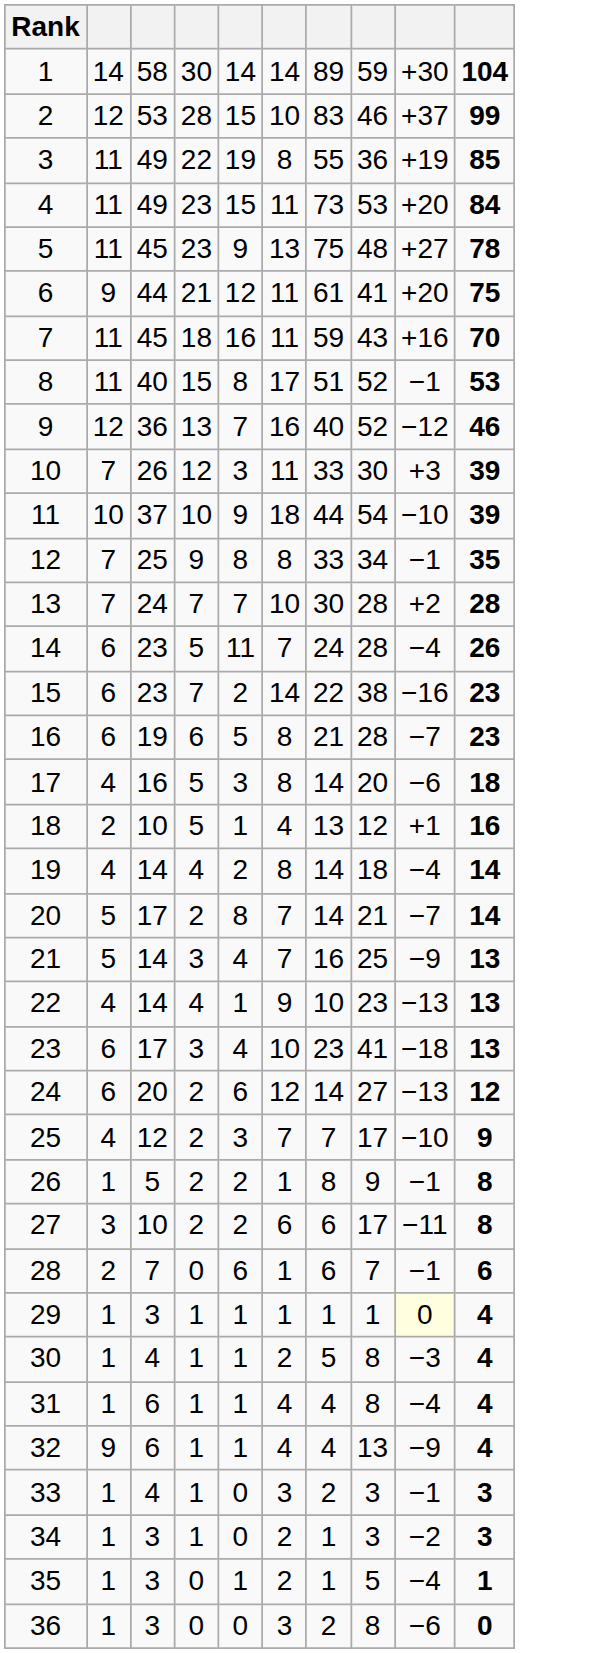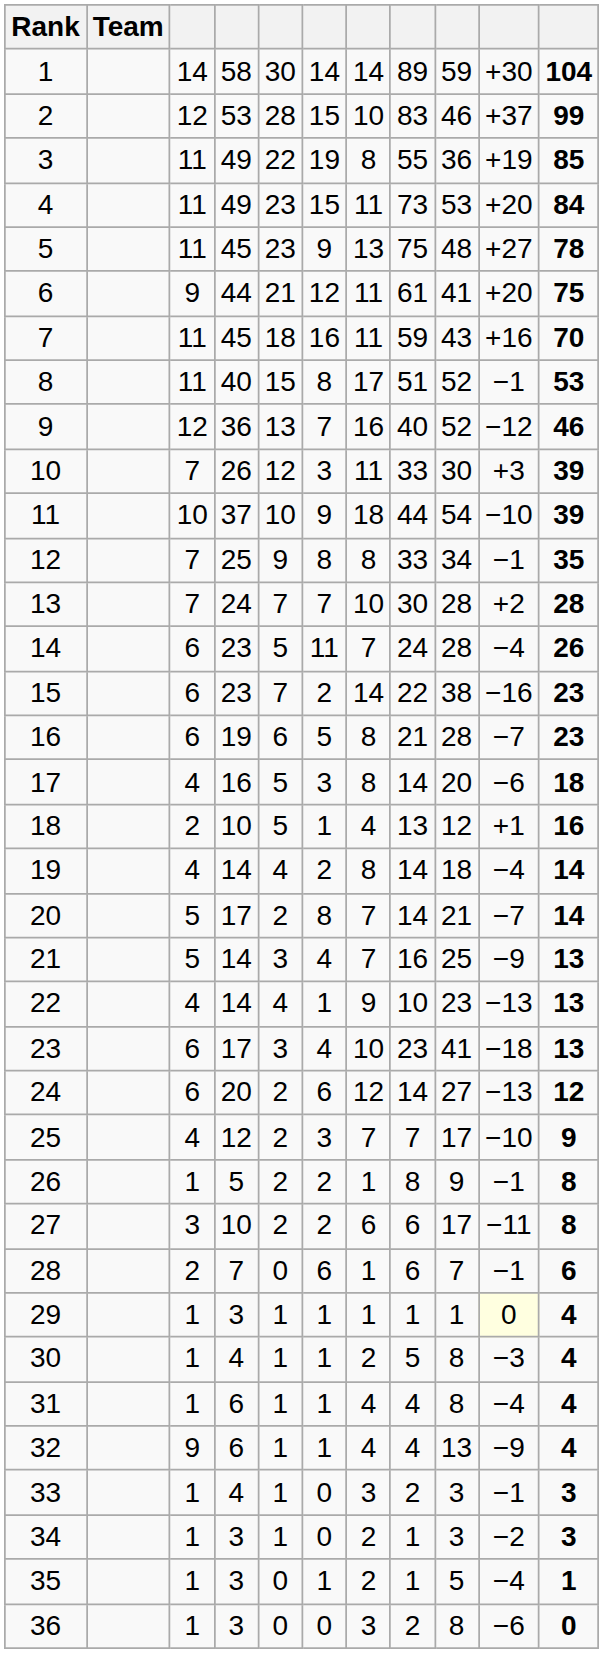+ column: (128, 26)
